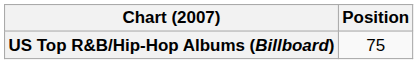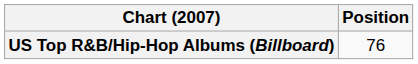(376, 44) 75 -> (376, 44) 76
